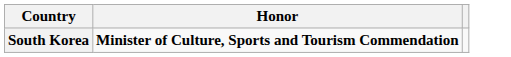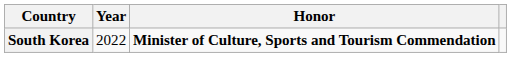+ column: (111, 16)
